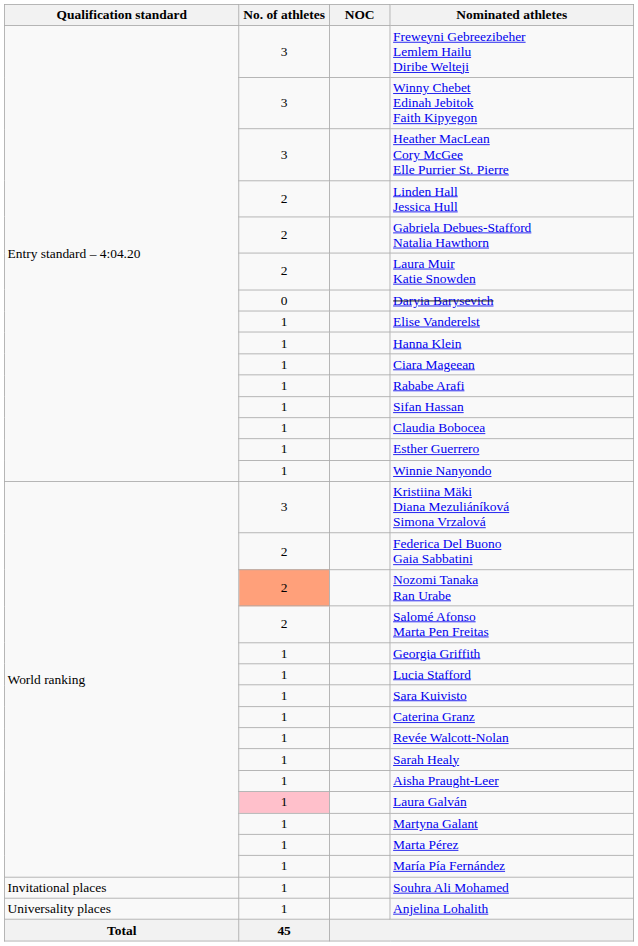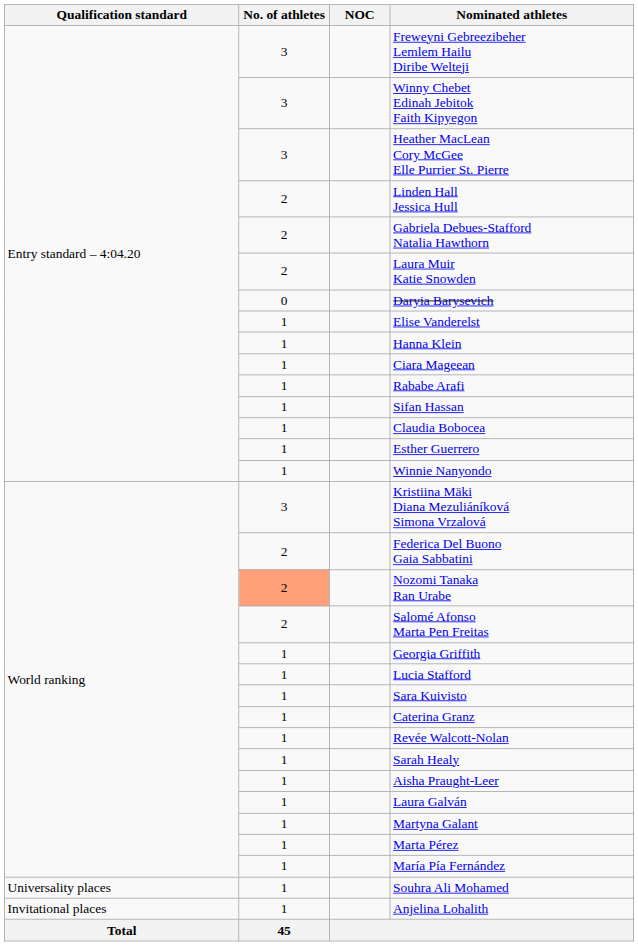(284, 802) pink background -> (284, 802) no background
(57, 887) Invitational places -> (59, 887) Universality places
(59, 908) Universality places -> (57, 908) Invitational places
